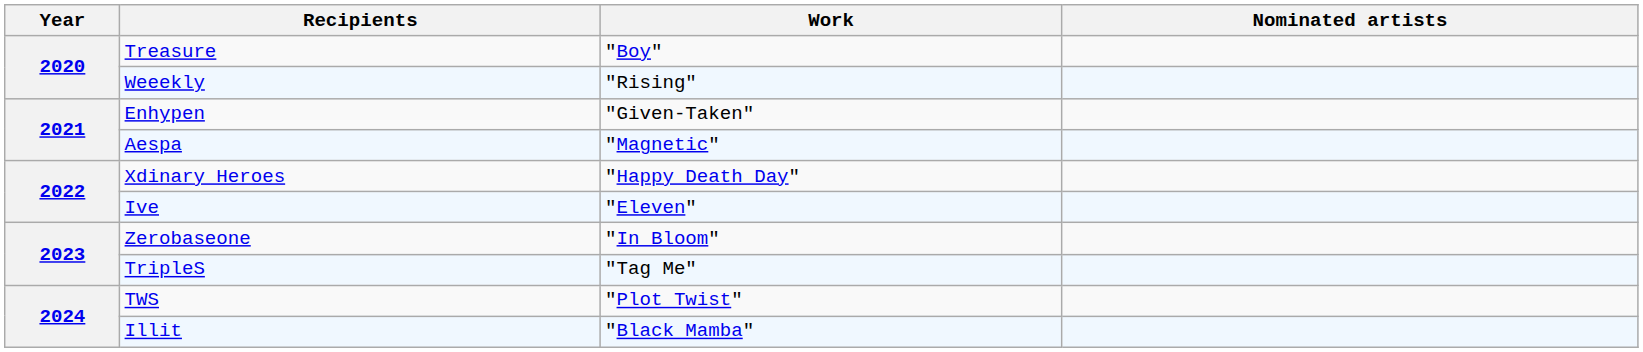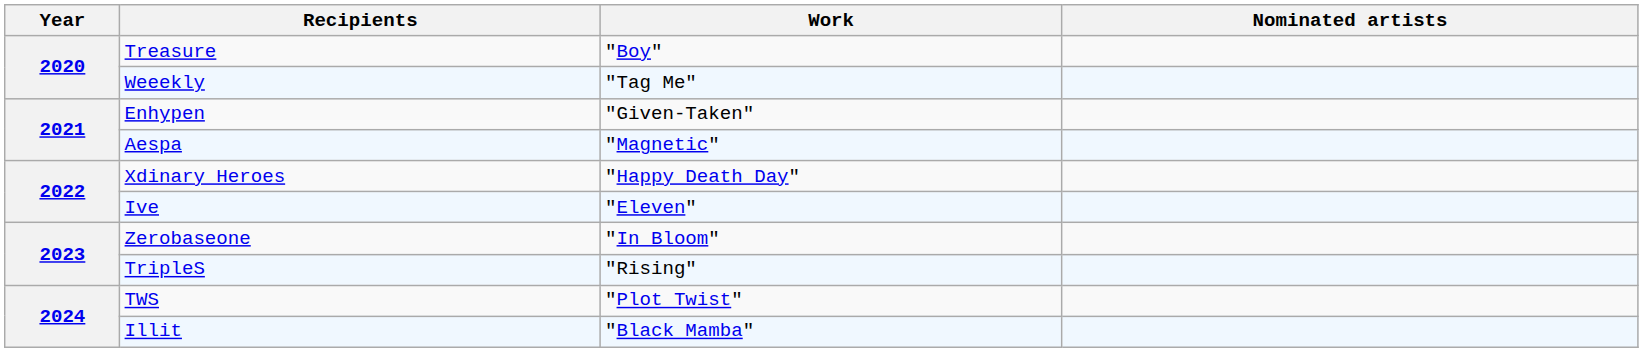(651, 83) "Rising" -> (651, 83) "Tag Me"
(651, 269) "Tag Me" -> (651, 269) "Rising"
